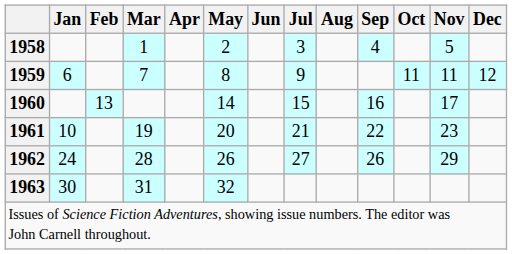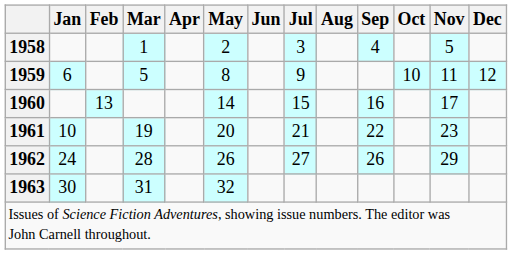(144, 75) 7 -> (144, 75) 5
(411, 75) 11 -> (411, 75) 10
